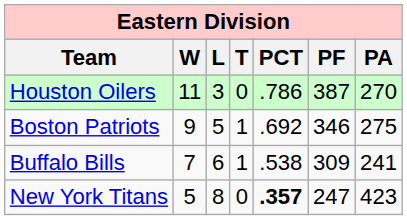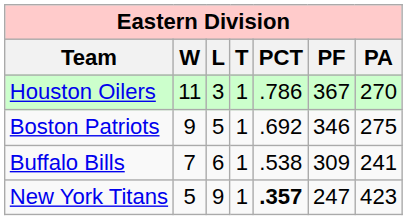(242, 92) 0 -> (242, 92) 1
(332, 92) 387 -> (332, 92) 367
(218, 197) 8 -> (218, 197) 9
(242, 197) 0 -> (242, 197) 1
